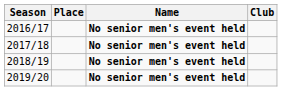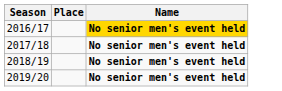- column: (262, 13)
(167, 29) no background -> (167, 29) gold background
